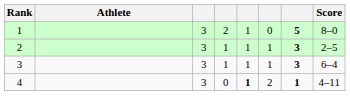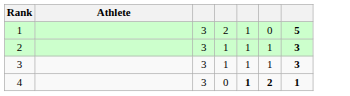- column: (329, 13)
(270, 82) normal -> (270, 82) bold
